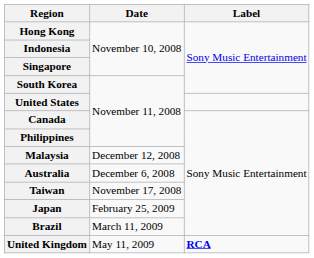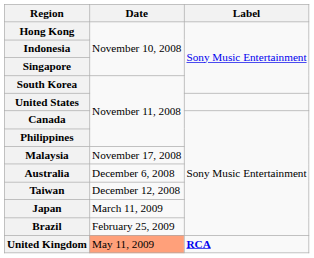(136, 155) December 12, 2008 -> (137, 155) November 17, 2008
(137, 191) November 17, 2008 -> (136, 191) December 12, 2008
(133, 208) February 25, 2009 -> (127, 208) March 11, 2009
(127, 226) March 11, 2009 -> (133, 226) February 25, 2009
(123, 244) no background -> (123, 244) lightsalmon background
